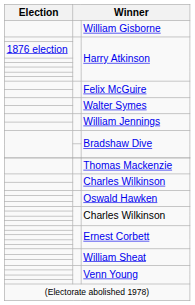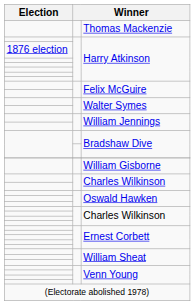rows swapped: (39, 29) <-> (39, 166)
